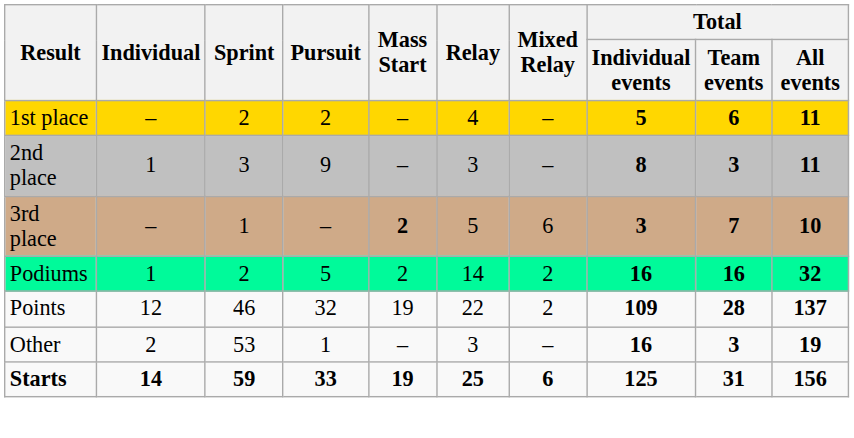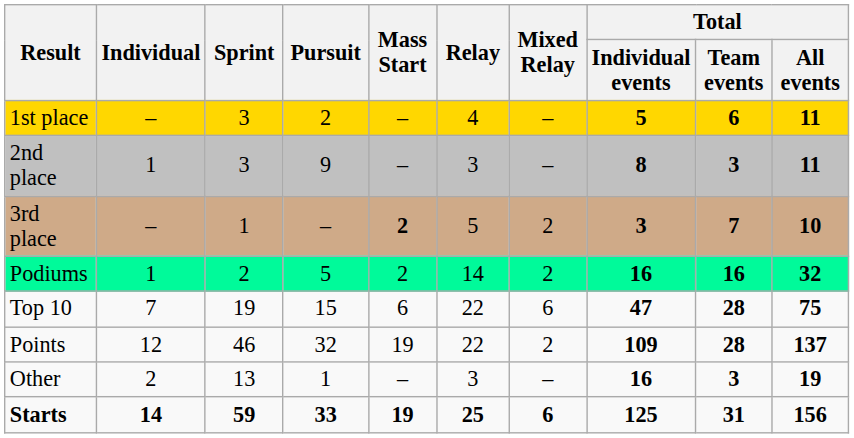(244, 117) 2 -> (244, 117) 3
(548, 225) 6 -> (548, 225) 2
+ row: (41, 308)
(244, 344) 53 -> (244, 379) 13
